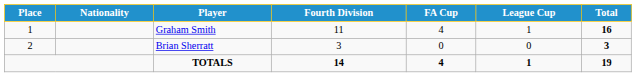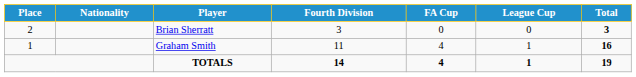rows swapped: (186, 30) <-> (185, 47)
